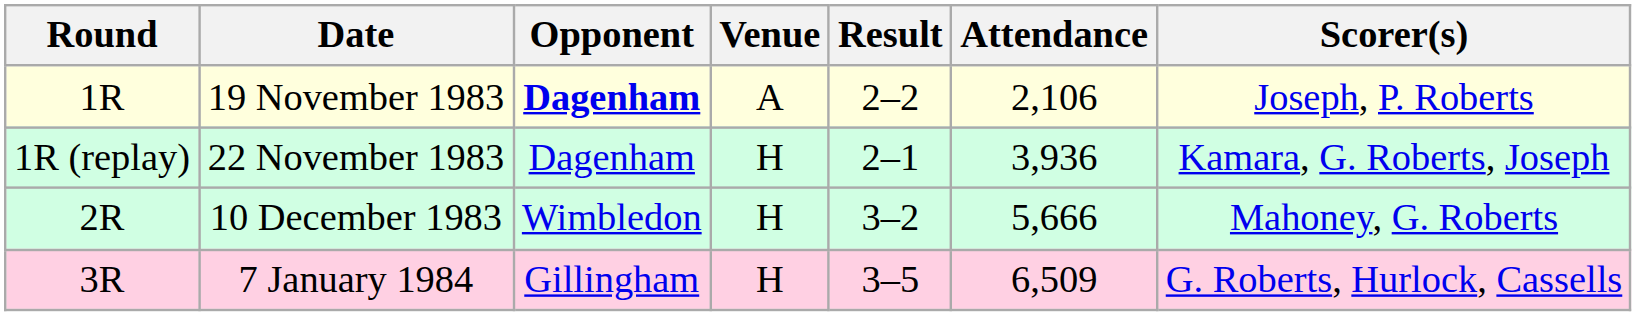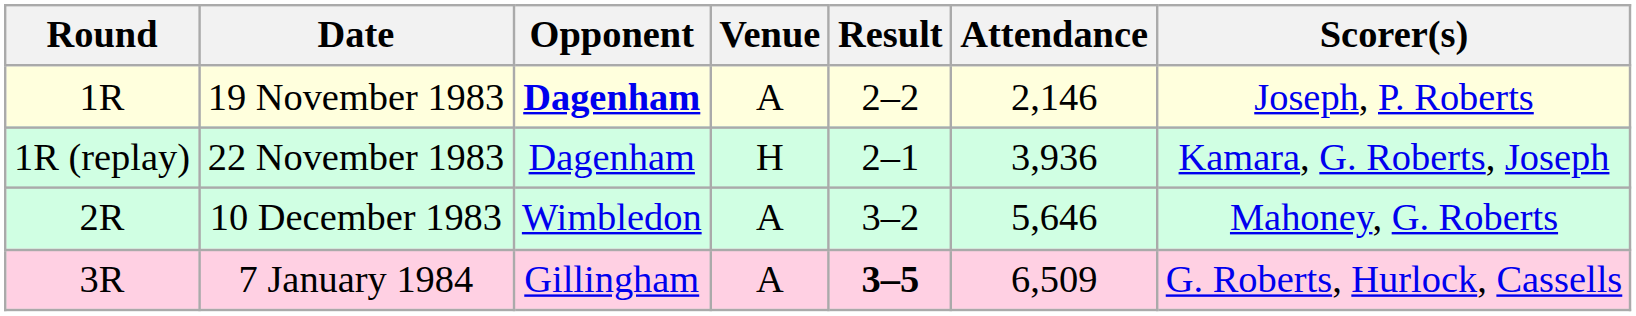(1054, 95) 2,106 -> (1054, 95) 2,146
(770, 217) H -> (770, 217) A
(1054, 217) 5,666 -> (1054, 217) 5,646
(770, 278) H -> (770, 278) A
(890, 278) normal -> (890, 278) bold
